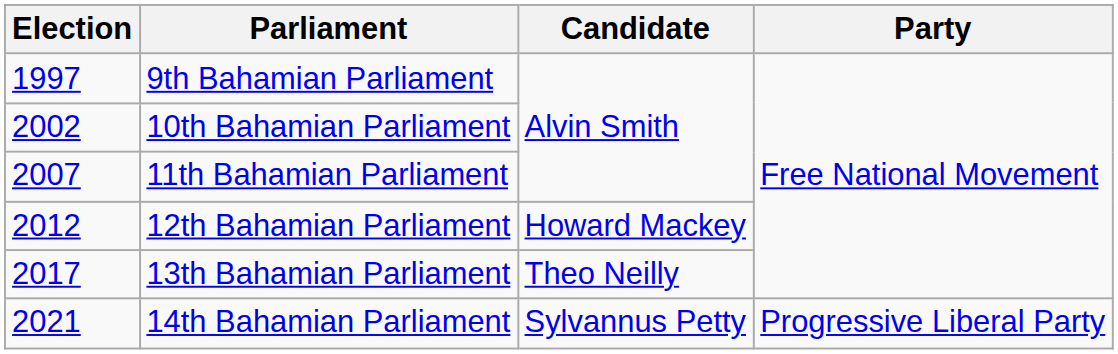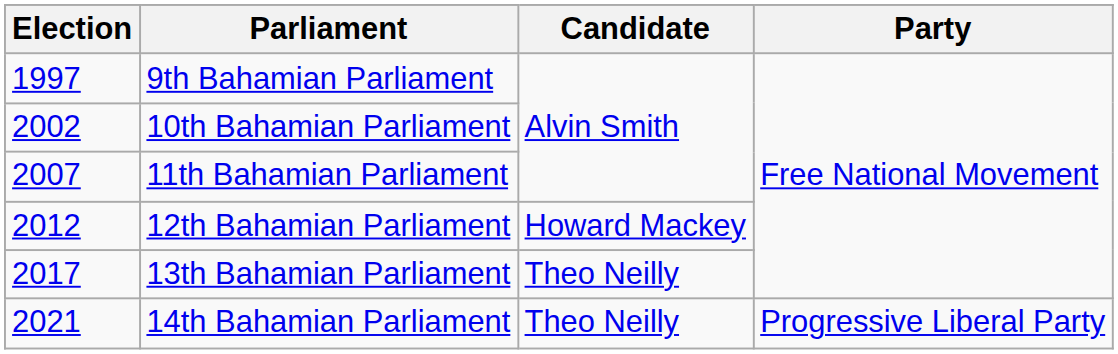(635, 322) Sylvannus Petty -> (602, 322) Theo Neilly
